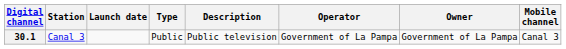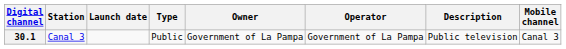columns swapped: (459, 17) <-> (232, 17)
